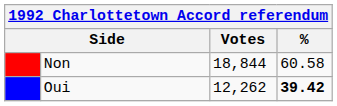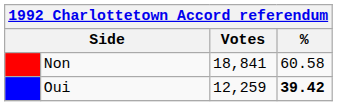(240, 65) 18,844 -> (240, 65) 18,841
(240, 89) 12,262 -> (240, 89) 12,259
